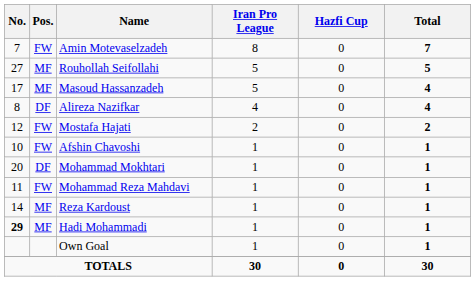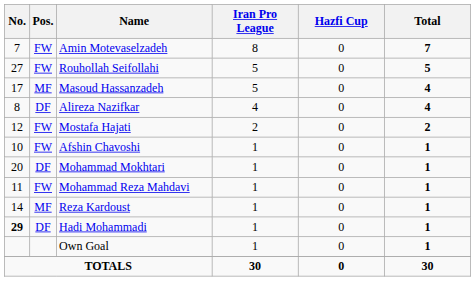(43, 68) MF -> (43, 68) FW
(43, 226) MF -> (43, 226) DF
